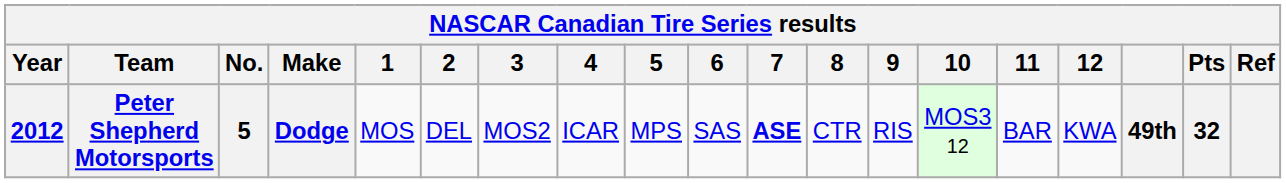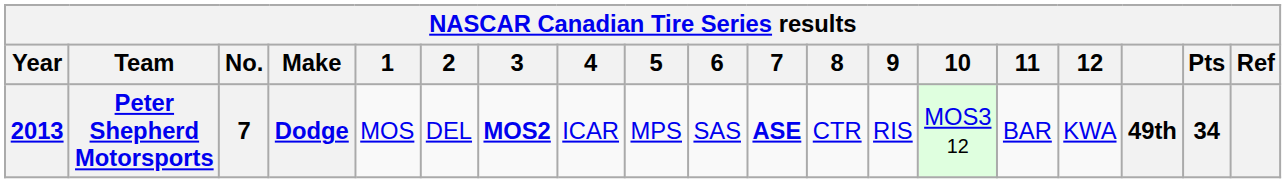(37, 131) 2012 -> (37, 131) 2013
(244, 131) 5 -> (244, 131) 7
(517, 131) normal -> (517, 131) bold
(1207, 131) 32 -> (1207, 131) 34
